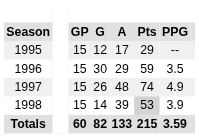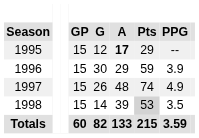(122, 50) normal -> (122, 50) bold
(175, 68) 3.5 -> (175, 68) 3.9
(175, 105) 3.9 -> (175, 105) 3.5
